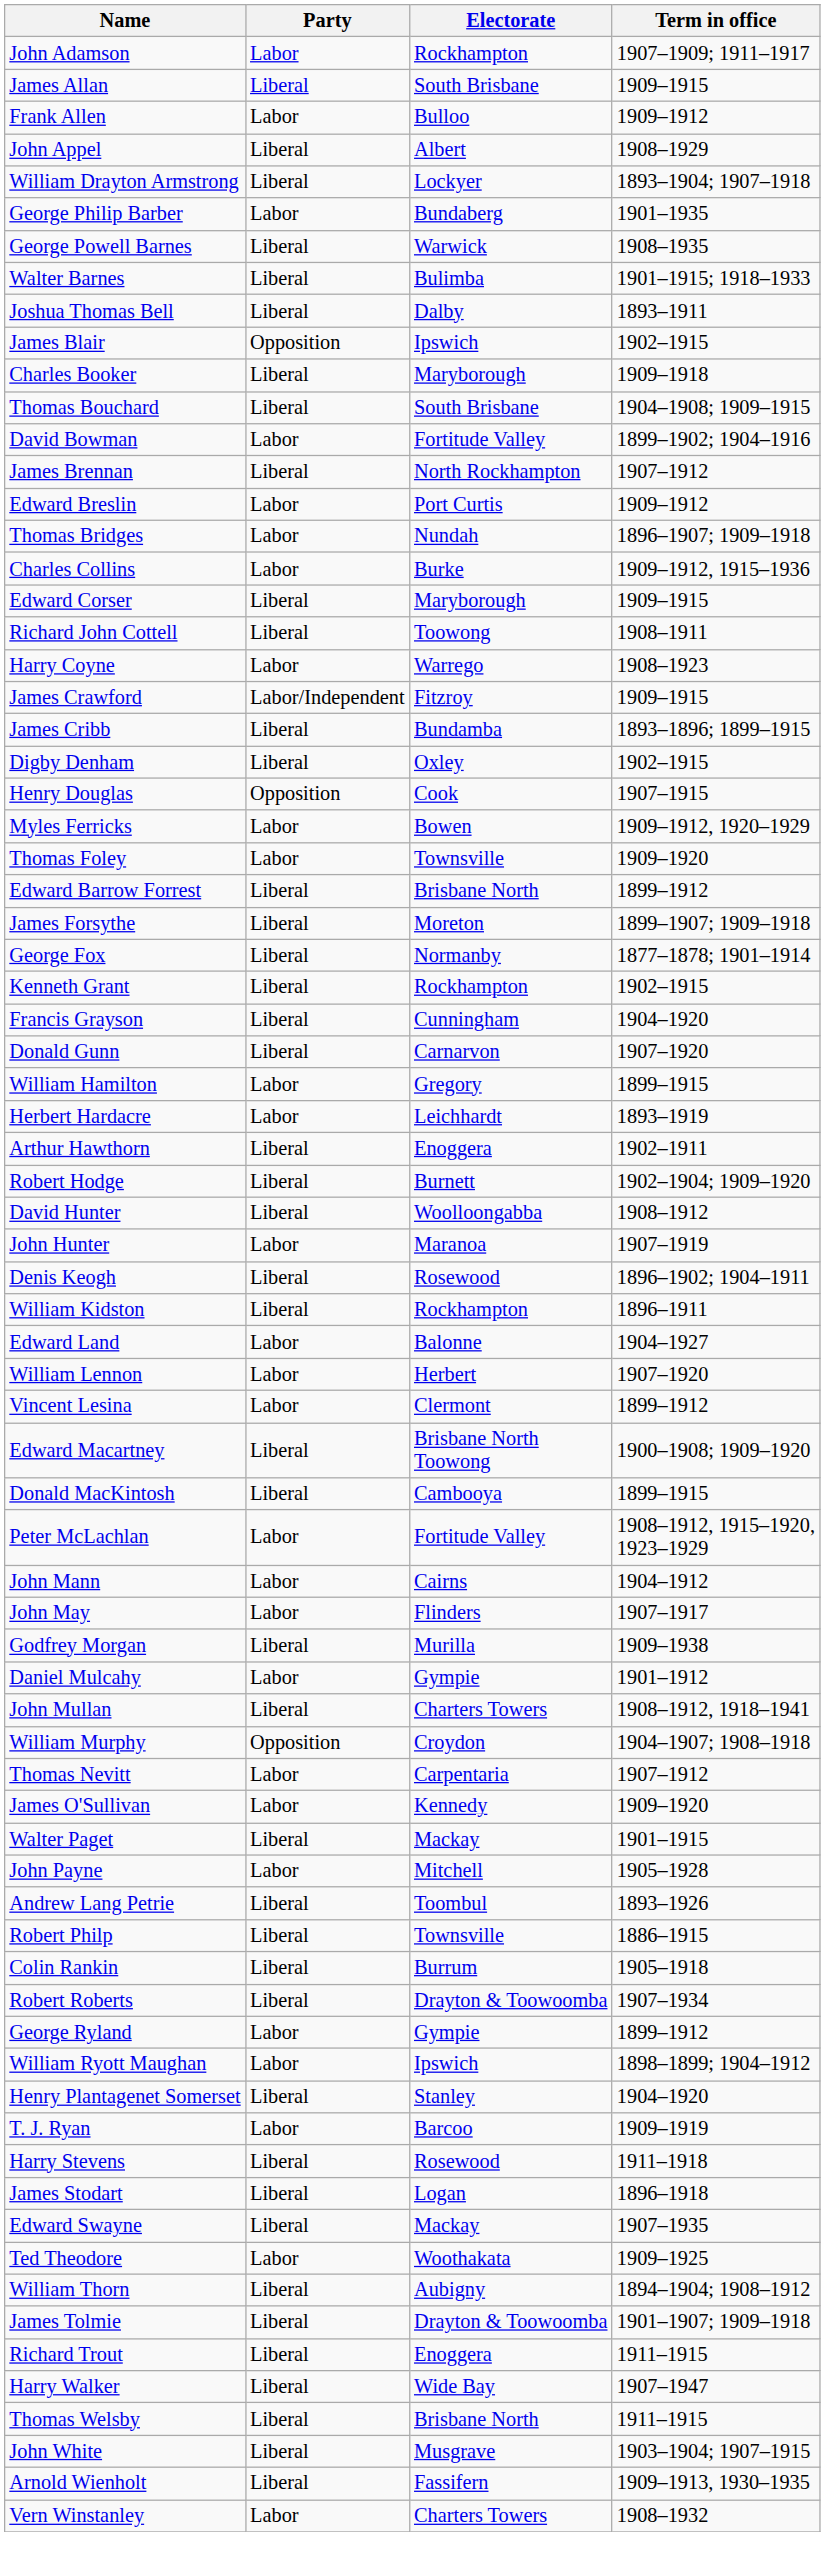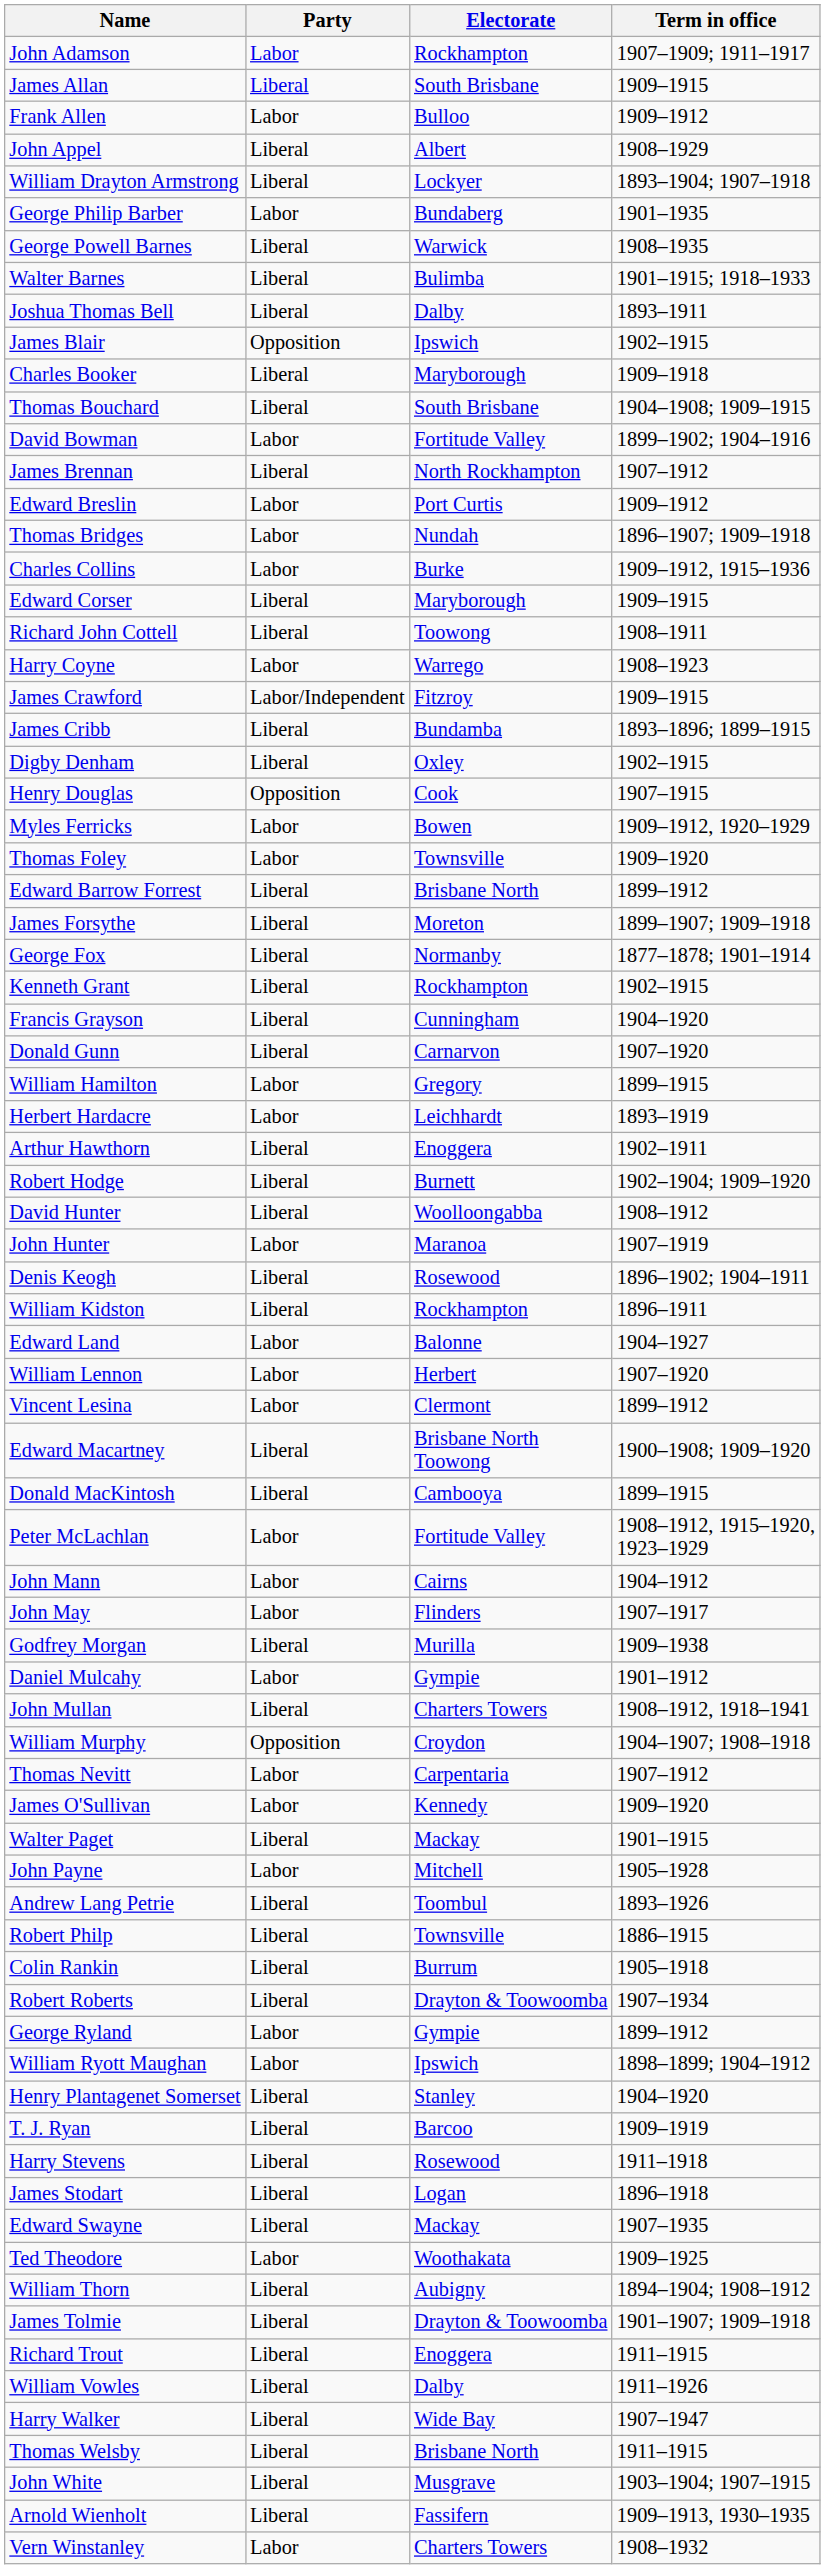(274, 2128) Labor -> (279, 2128) Liberal
+ row: (74, 2386)
